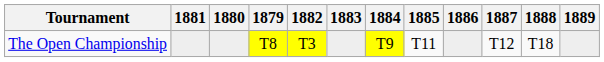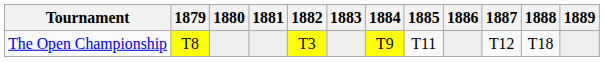columns swapped: (268, 17) <-> (190, 17)
